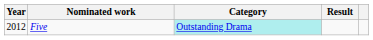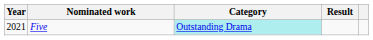(16, 27) 2012 -> (16, 27) 2021
